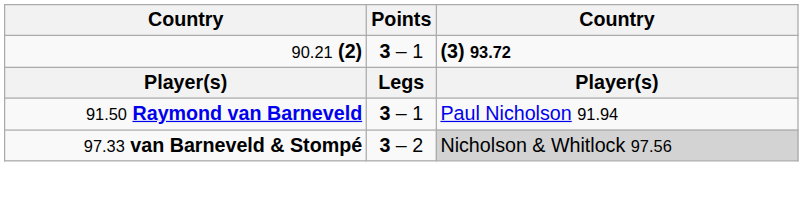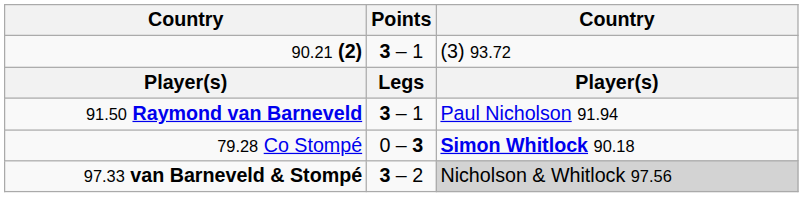(476, 51) bold -> (476, 51) normal
+ row: (290, 144)
